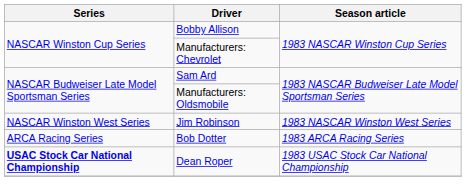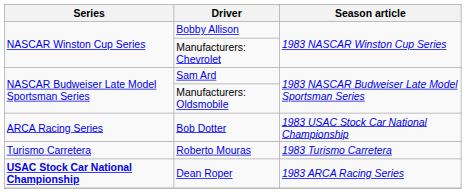- row: (208, 121)
(343, 138) 1983 ARCA Racing Series -> (354, 127) 1983 USAC Stock Car National Championship
+ row: (214, 150)
(354, 161) 1983 USAC Stock Car National Championship -> (343, 173) 1983 ARCA Racing Series
